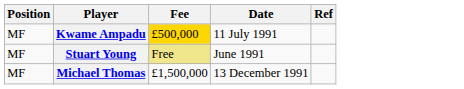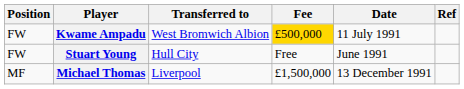+ column: (210, 14)
(16, 34) MF -> (17, 34) FW
(16, 53) MF -> (17, 53) FW
(163, 53) khaki background -> (286, 53) no background
